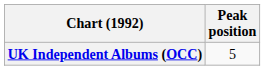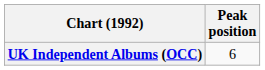(232, 53) 5 -> (232, 53) 6
